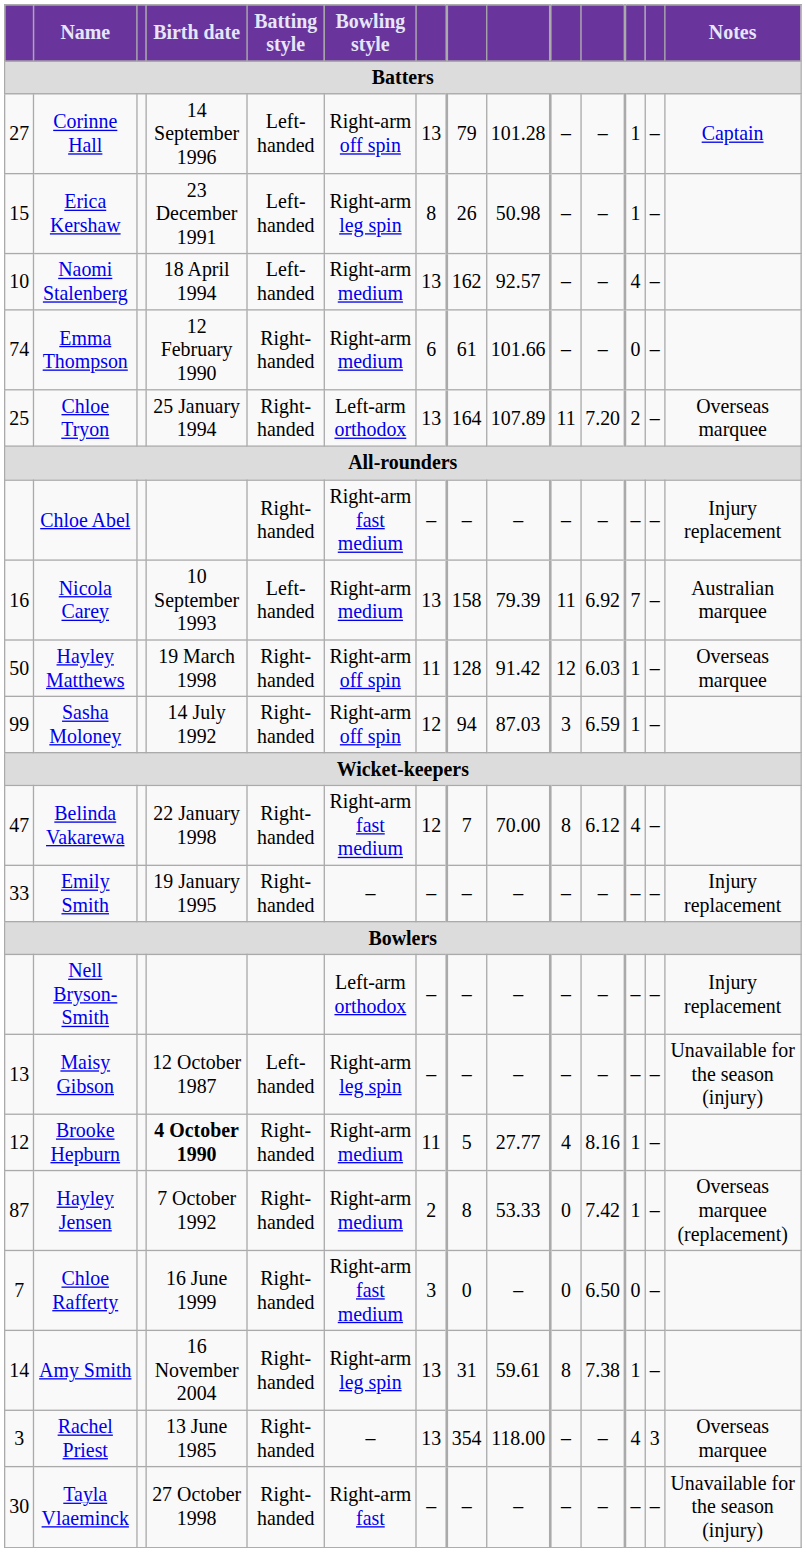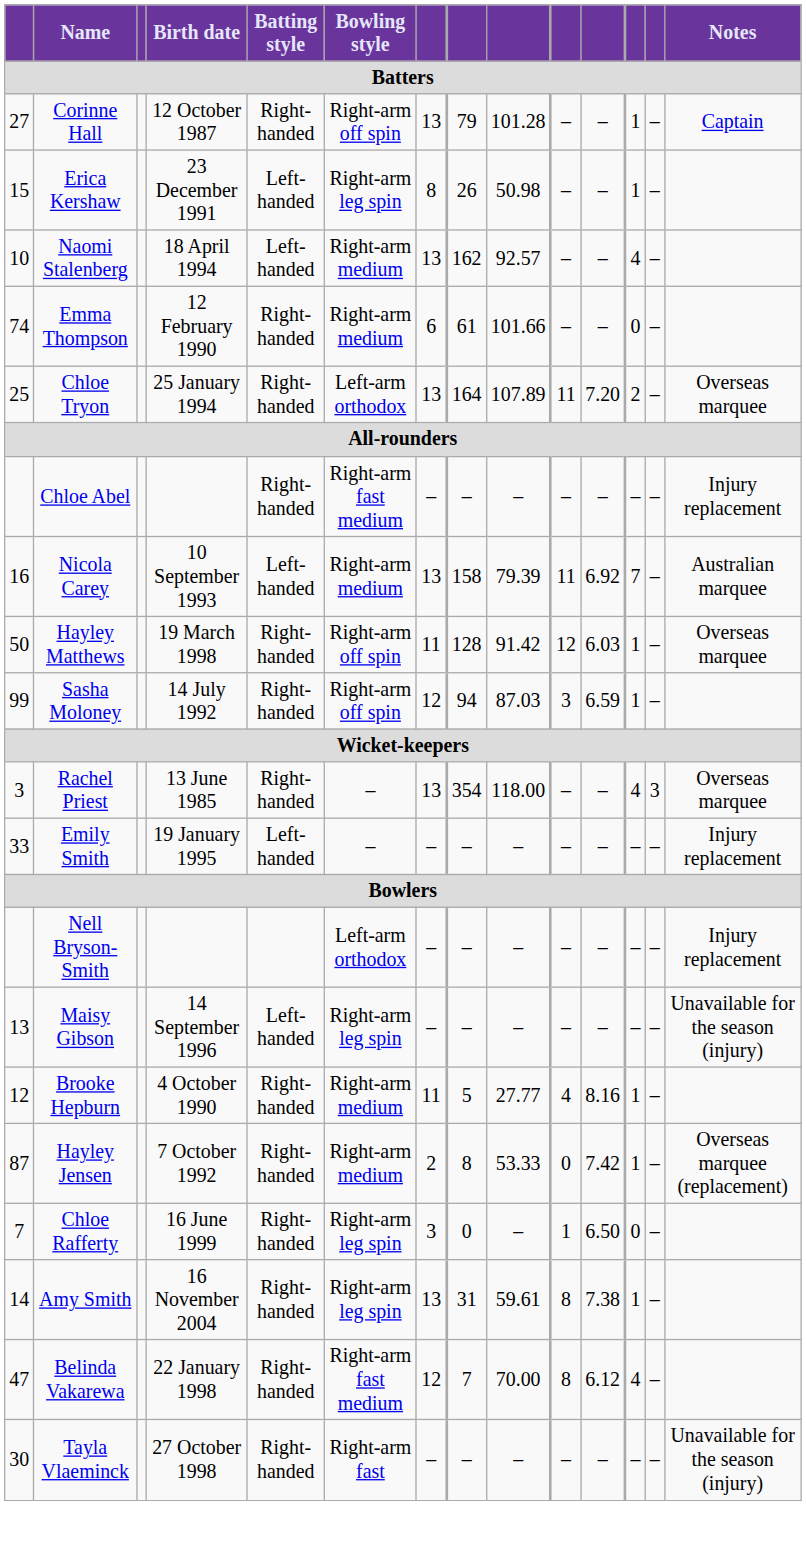(197, 133) 14 September 1996 -> (197, 122) 12 October 1987
(286, 133) Left-handed -> (286, 122) Right-handed
rows swapped: (85, 1439) <-> (85, 825)
(286, 893) Right-handed -> (286, 846) Left-handed
(197, 1074) 12 October 1987 -> (197, 1027) 14 September 1996
(197, 1142) bold -> (197, 1095) normal
(370, 1290) Right-arm fast medium -> (370, 1231) Right-arm leg spin
(566, 1290) 0 -> (566, 1231) 1
